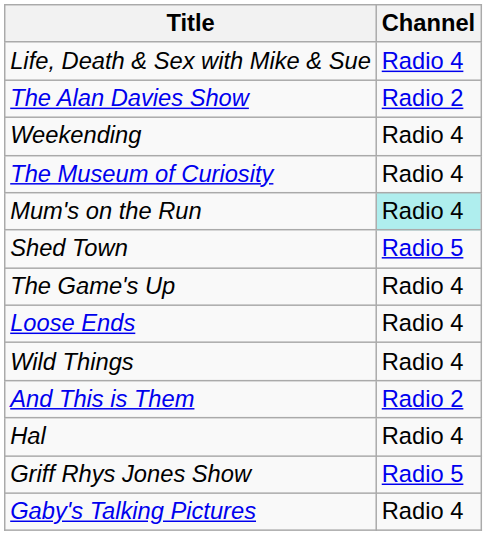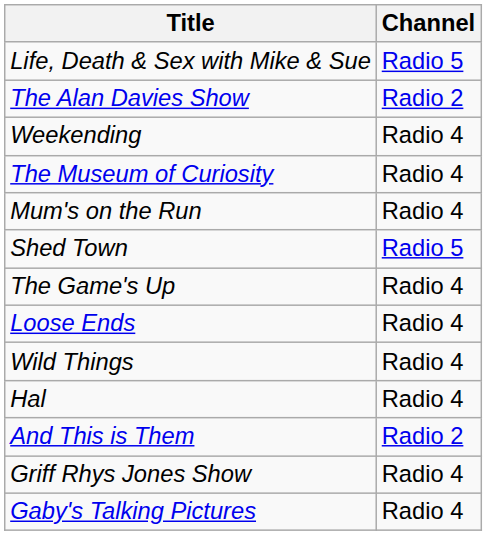(423, 60) Radio 4 -> (423, 60) Radio 5
(423, 211) paleturquoise background -> (423, 211) no background
rows swapped: (28, 436) <-> (102, 398)
(423, 473) Radio 5 -> (423, 473) Radio 4
